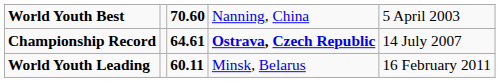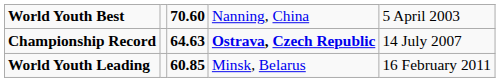(188, 41) 64.61 -> (188, 41) 64.63
(187, 65) 60.11 -> (188, 65) 60.85
